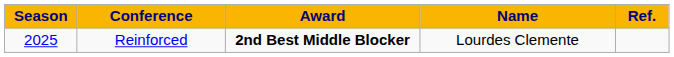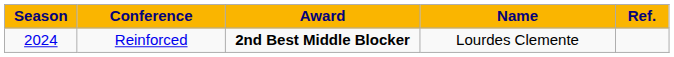(41, 40) 2025 -> (41, 40) 2024
